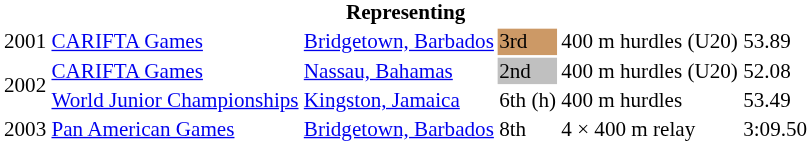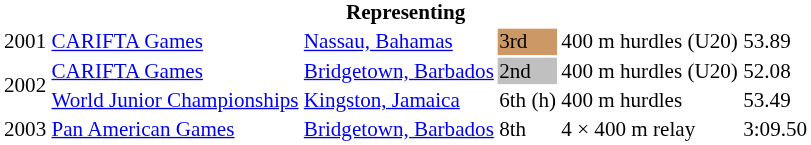(399, 41) Bridgetown, Barbados -> (378, 41) Nassau, Bahamas
(378, 70) Nassau, Bahamas -> (399, 70) Bridgetown, Barbados
